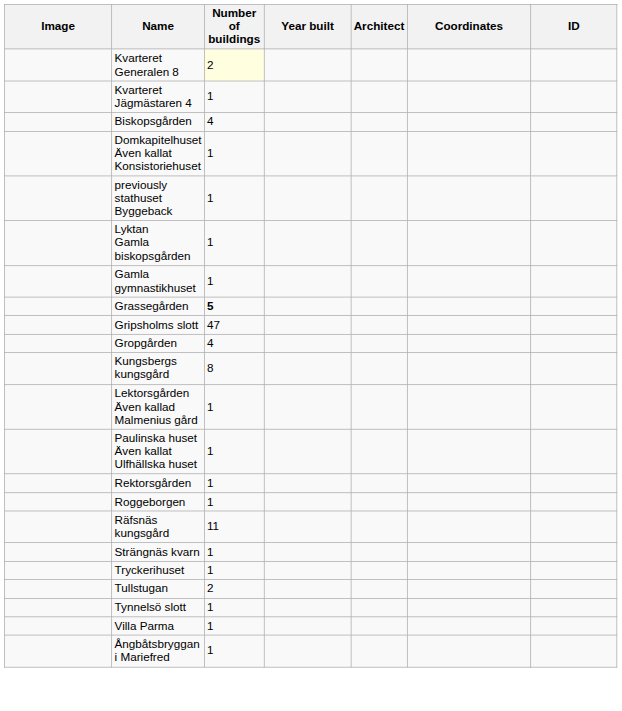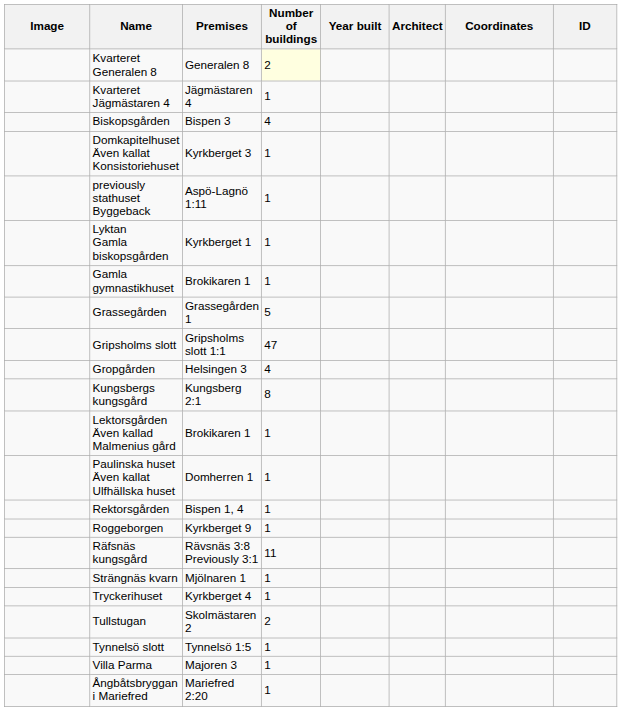+ column: (222, 26)
(210, 306) bold -> (268, 313) normal
